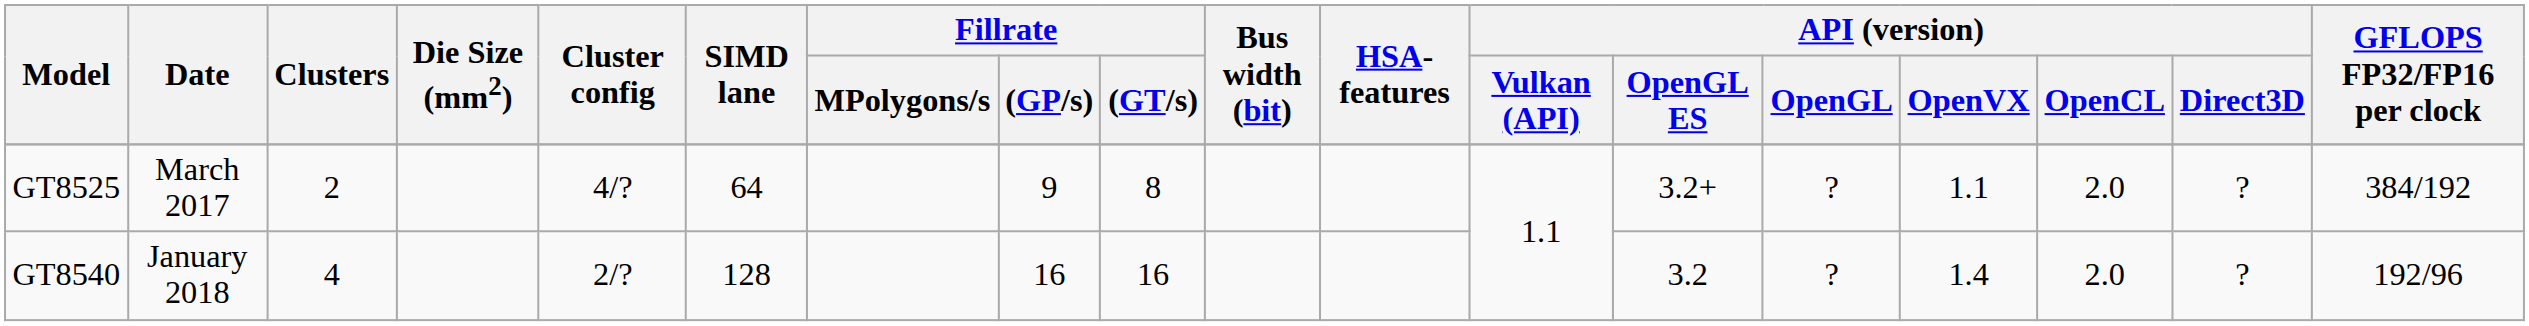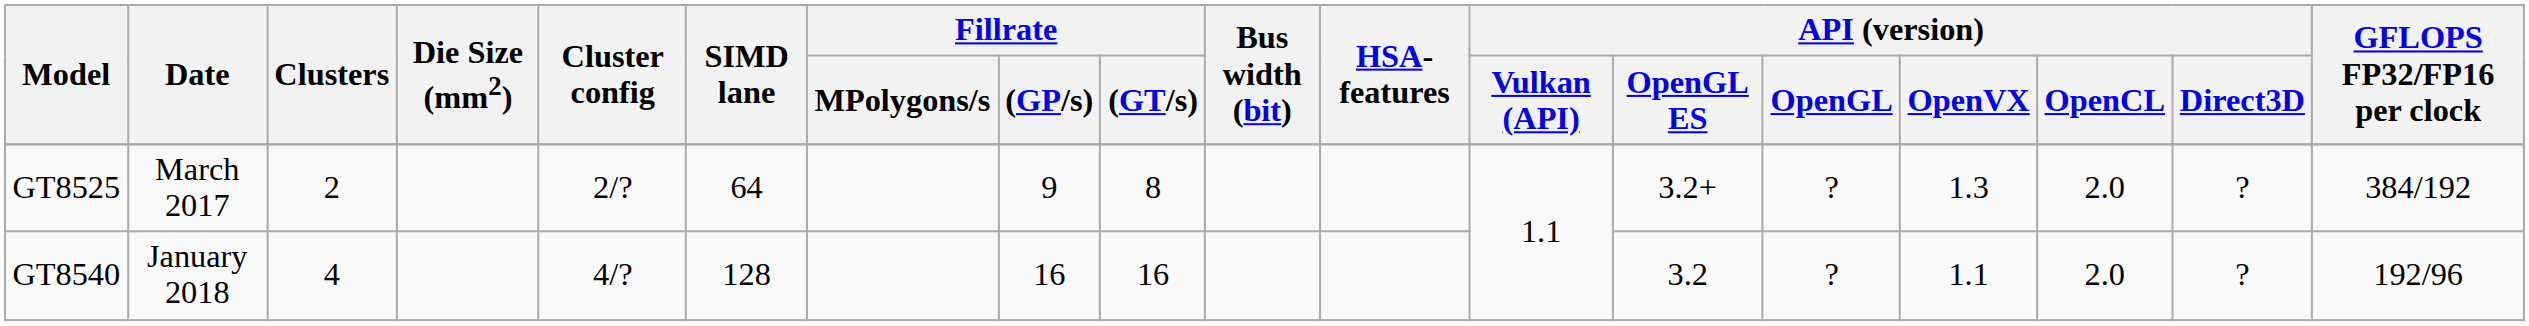(613, 187) 4/? -> (613, 187) 2/?
(1969, 187) 1.1 -> (1969, 187) 1.3
(613, 274) 2/? -> (613, 274) 4/?
(1969, 274) 1.4 -> (1969, 274) 1.1
